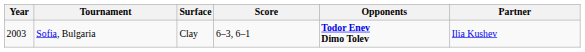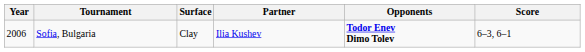columns swapped: (515, 11) <-> (266, 11)
(16, 33) 2003 -> (16, 33) 2006
